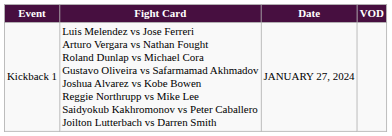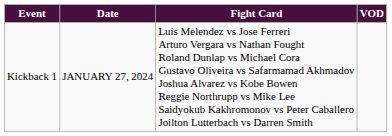columns swapped: (309, 13) <-> (160, 13)
